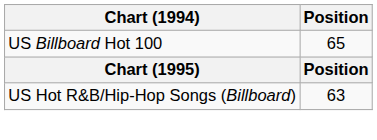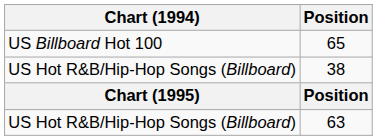+ row: (336, 69)
